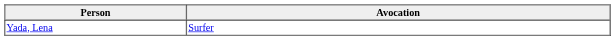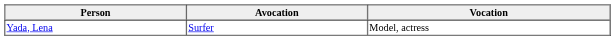+ column: (489, 12)
